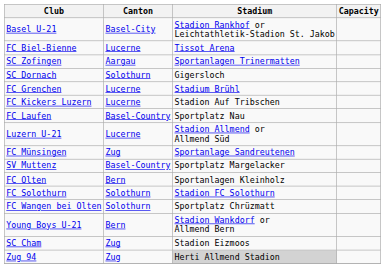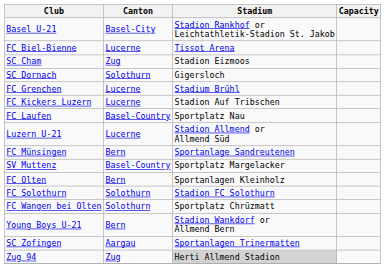rows swapped: (24, 243) <-> (34, 61)
(113, 152) Zug -> (115, 152) Bern
